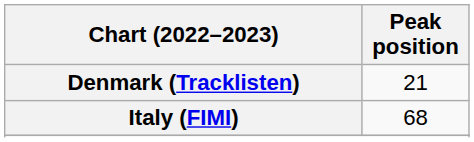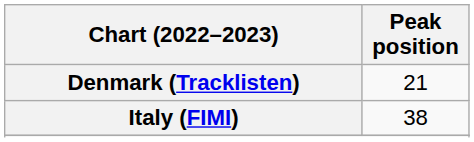(416, 117) 68 -> (416, 117) 38
